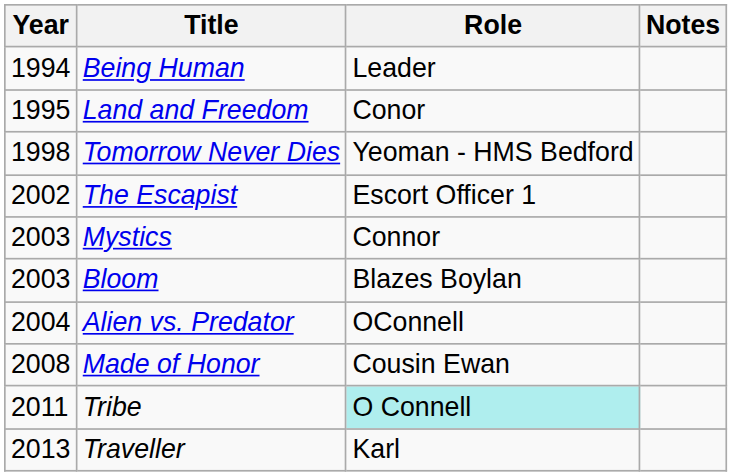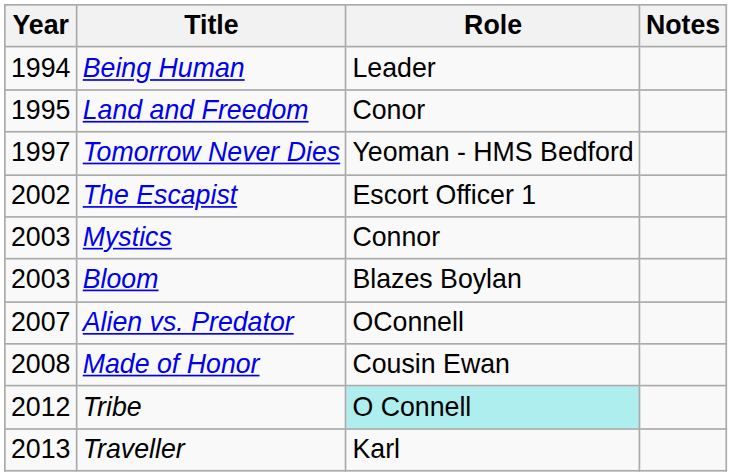(41, 152) 1998 -> (41, 152) 1997
(41, 322) 2004 -> (41, 322) 2007
(40, 407) 2011 -> (41, 407) 2012
